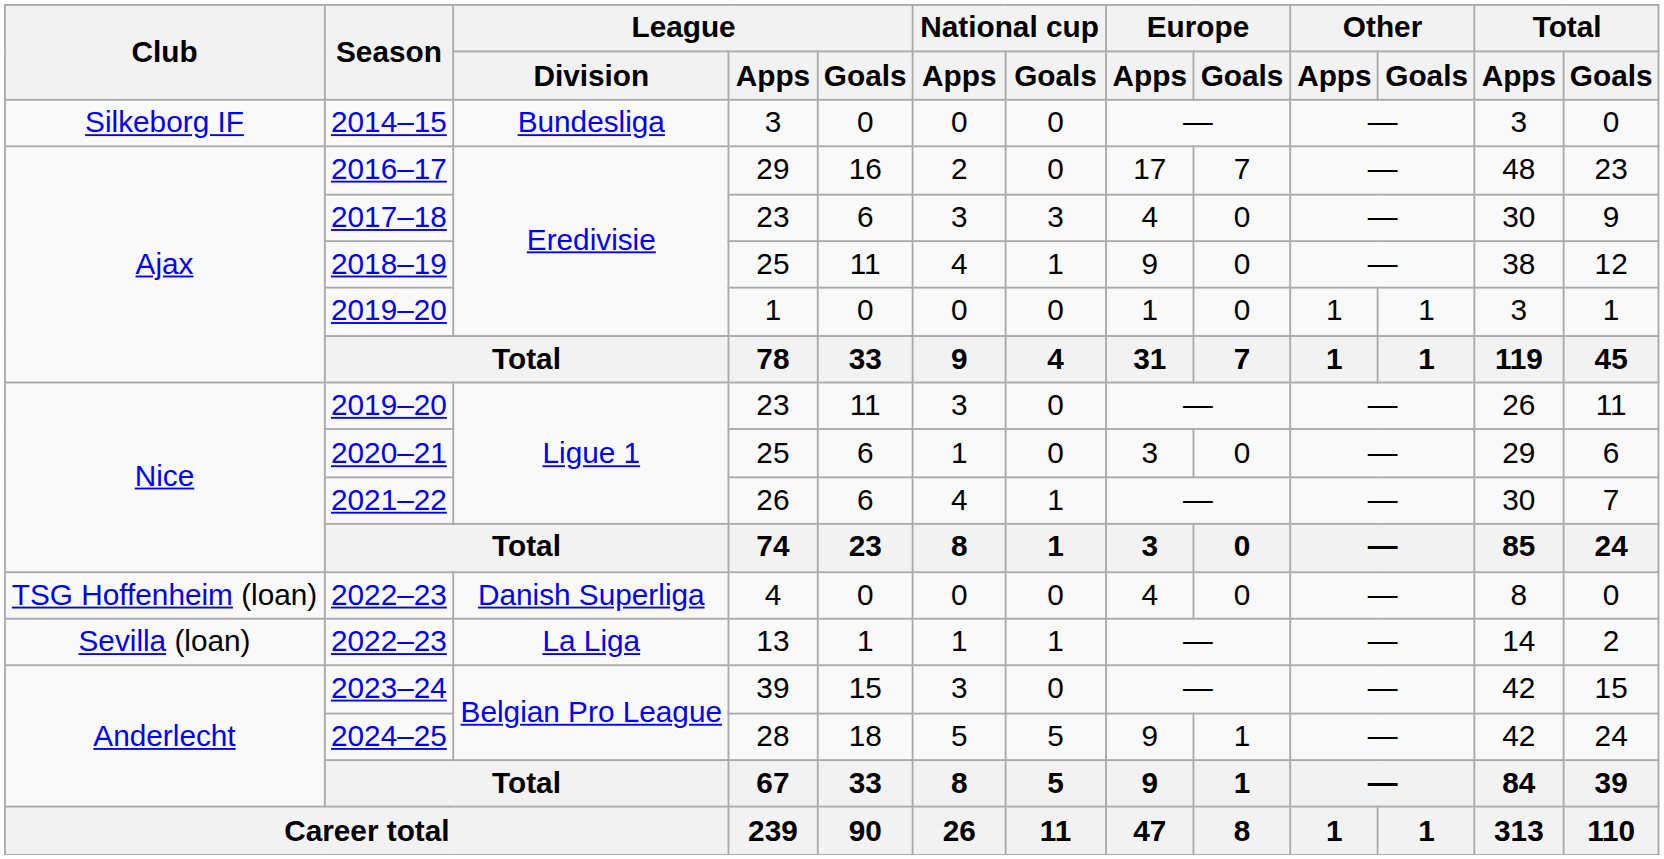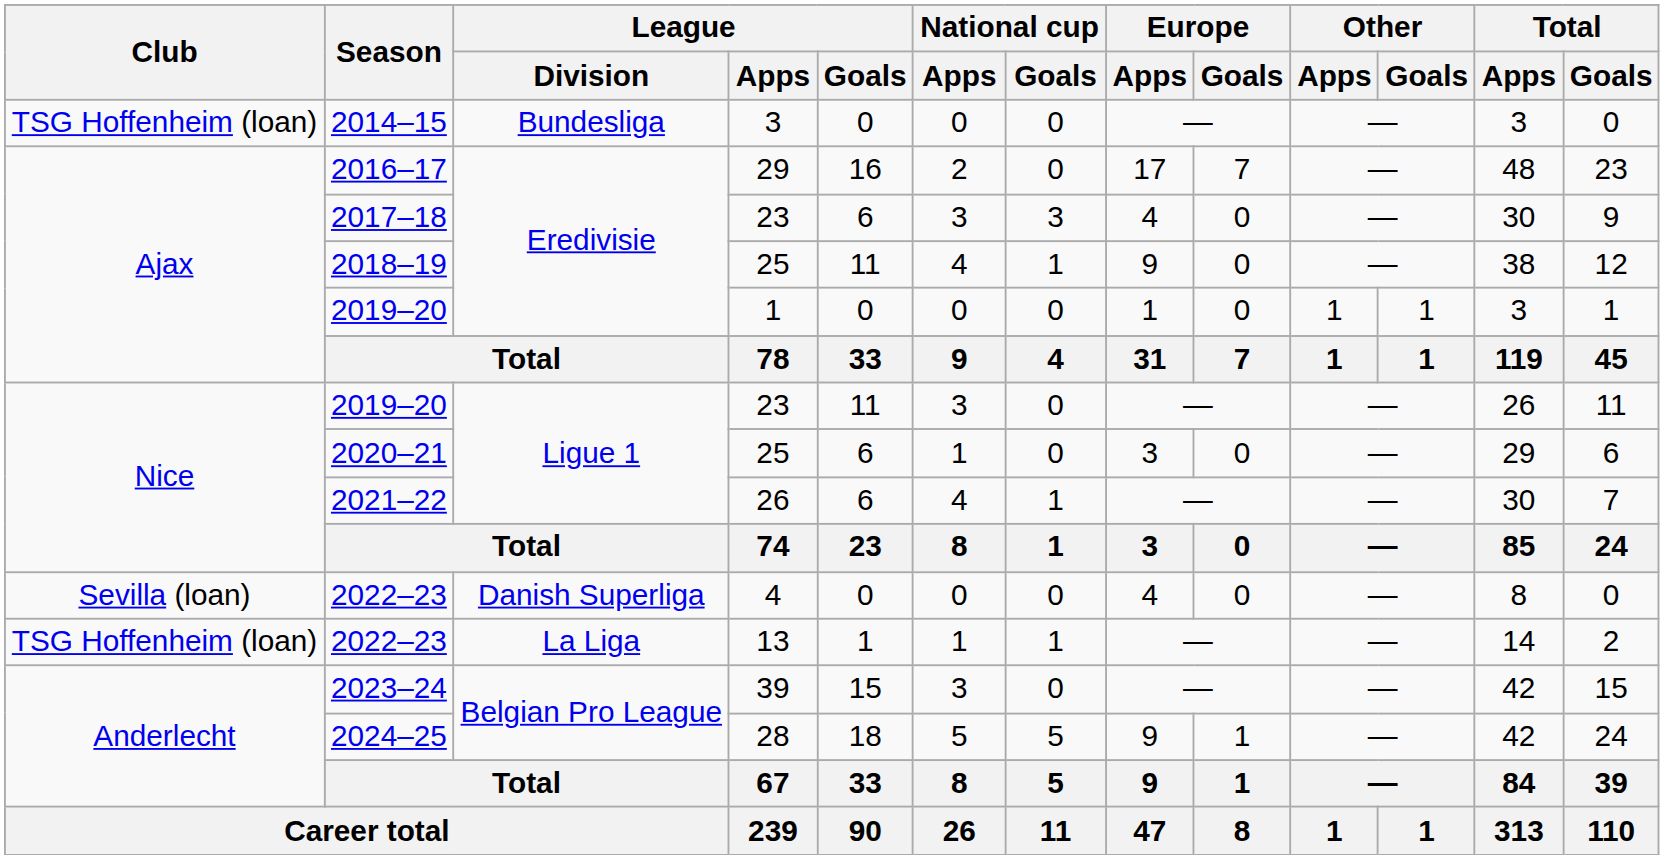(165, 122) Silkeborg IF -> (165, 122) TSG Hoffenheim (loan)
(165, 594) TSG Hoffenheim (loan) -> (165, 594) Sevilla (loan)
(165, 641) Sevilla (loan) -> (165, 641) TSG Hoffenheim (loan)
